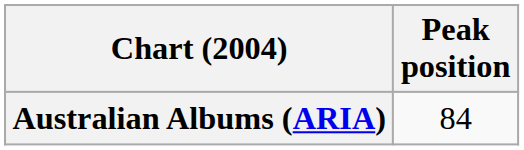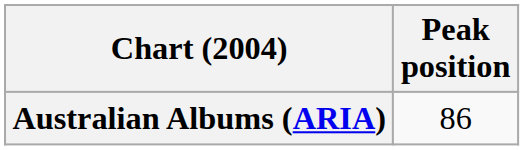(456, 117) 84 -> (456, 117) 86
